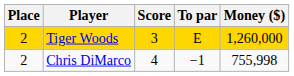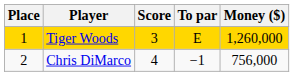(24, 37) 2 -> (24, 37) 1
(254, 60) 755,998 -> (254, 60) 756,000
